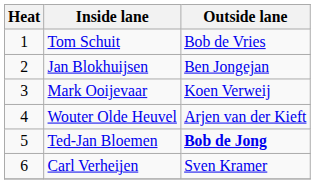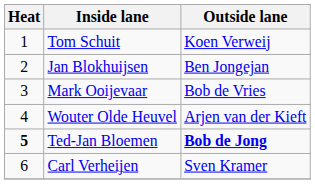(225, 41) Bob de Vries -> (227, 41) Koen Verweij
(227, 91) Koen Verweij -> (225, 91) Bob de Vries
(24, 141) normal -> (24, 141) bold
